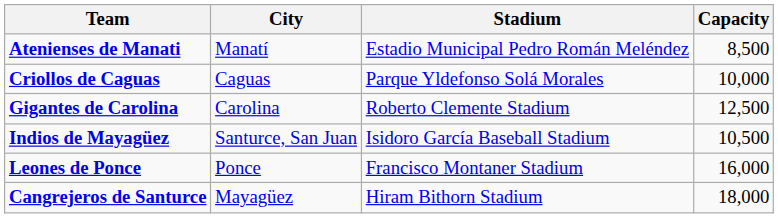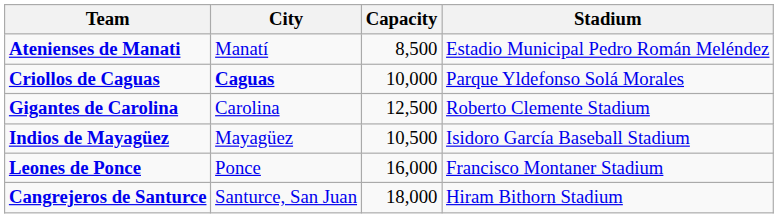columns swapped: (527, 19) <-> (734, 19)
(243, 78) normal -> (245, 78) bold
(286, 138) Santurce, San Juan -> (254, 138) Mayagüez
(254, 197) Mayagüez -> (286, 197) Santurce, San Juan
